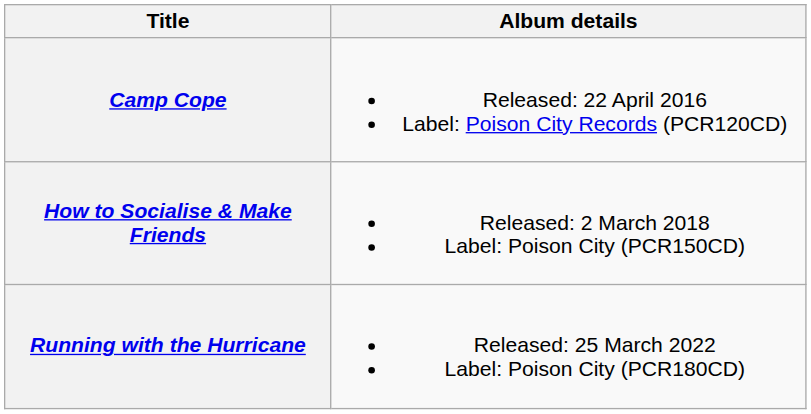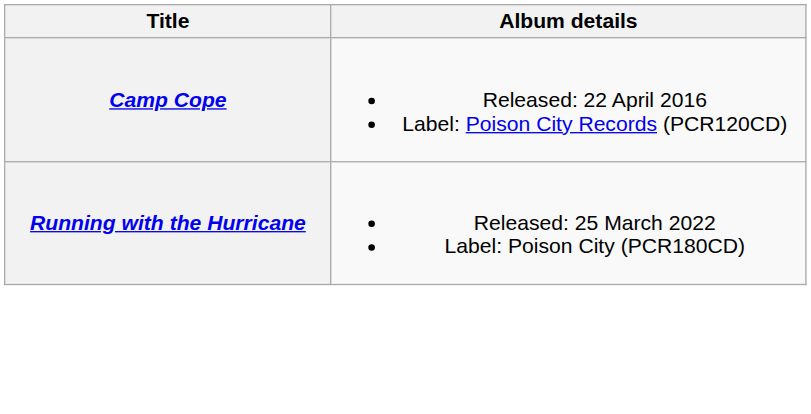- row: (168, 222)
